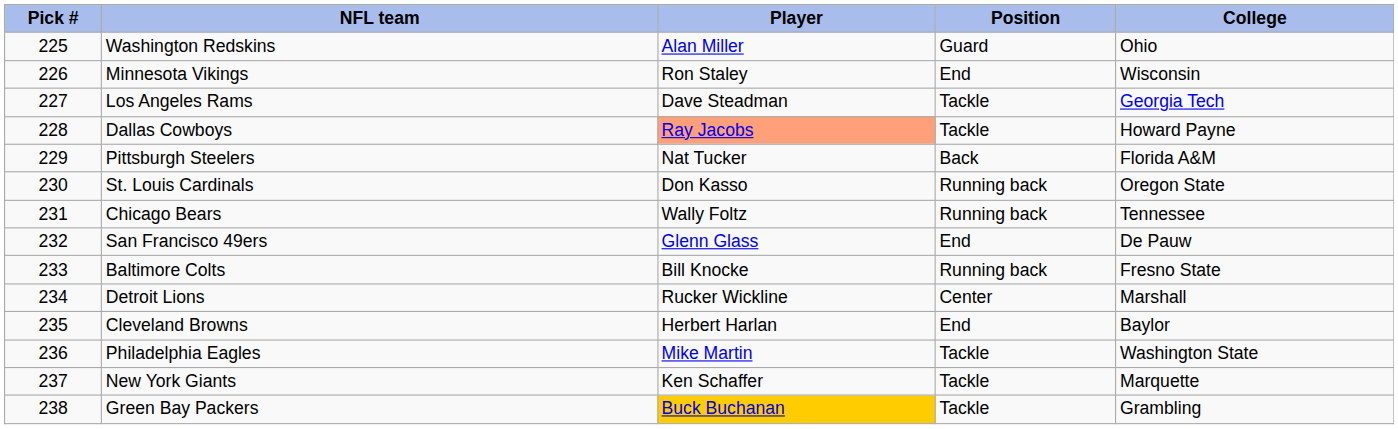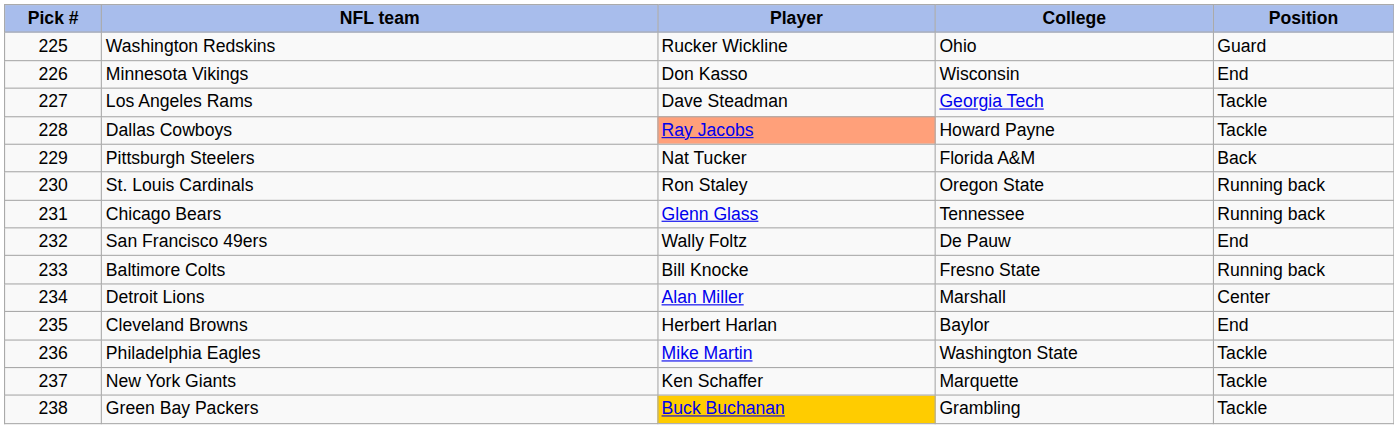columns swapped: (1026, 18) <-> (1255, 18)
(703, 46) Alan Miller -> (725, 46) Rucker Wickline
(705, 74) Ron Staley -> (705, 74) Don Kasso
(705, 185) Don Kasso -> (705, 185) Ron Staley
(704, 213) Wally Foltz -> (710, 213) Glenn Glass
(710, 241) Glenn Glass -> (704, 241) Wally Foltz
(725, 297) Rucker Wickline -> (703, 297) Alan Miller
